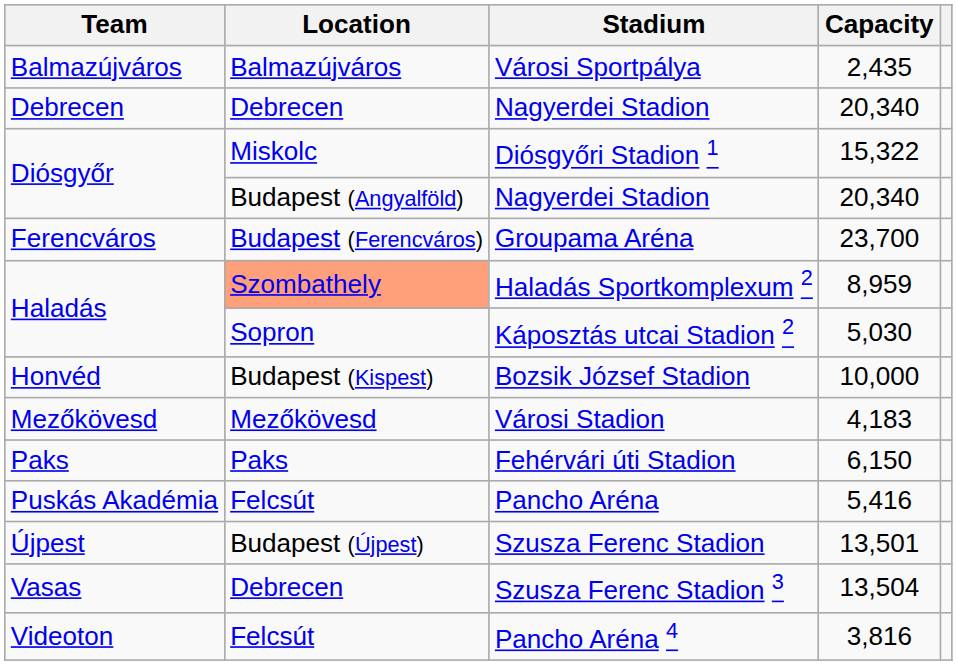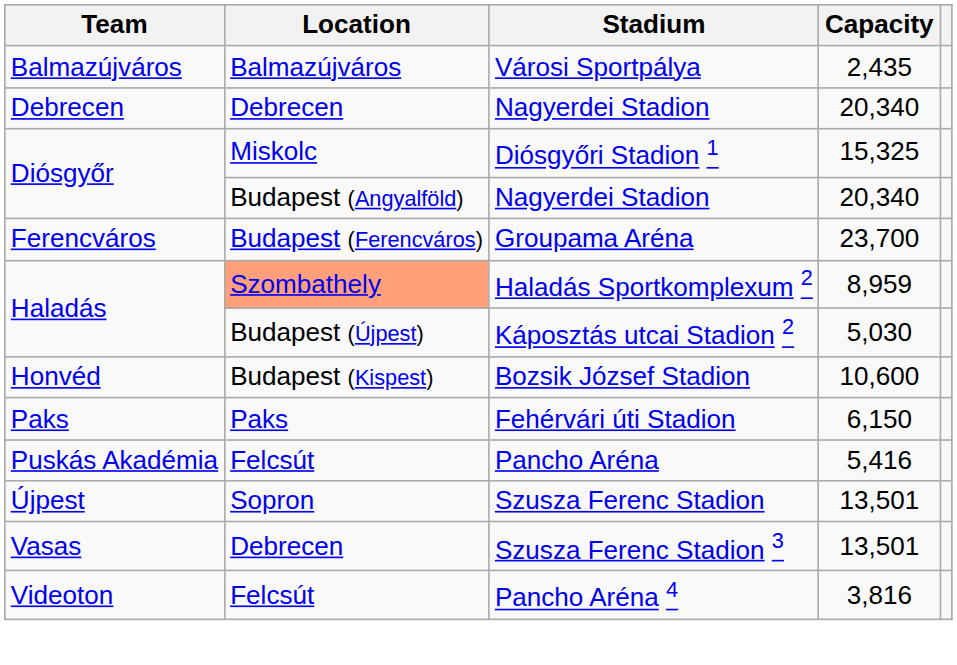(879, 152) 15,322 -> (879, 152) 15,325
(272, 332) Sopron -> (327, 332) Budapest (Újpest)
(879, 377) 10,000 -> (879, 377) 10,600
- row: (84, 418)
(327, 542) Budapest (Újpest) -> (272, 501) Sopron
(879, 587) 13,504 -> (879, 546) 13,501
